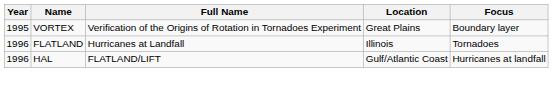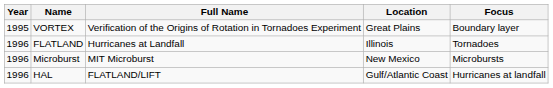+ row: (56, 59)
